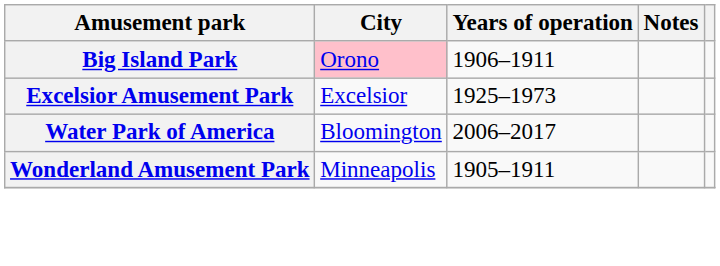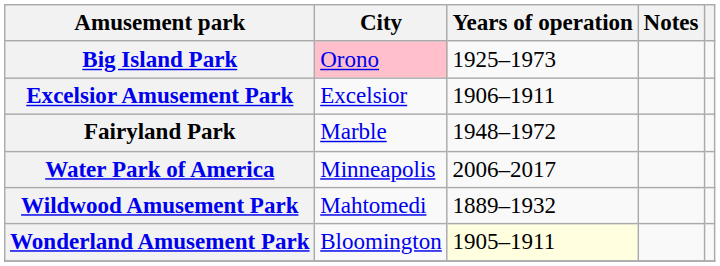(504, 59) 1906–1911 -> (504, 59) 1925–1973
(504, 95) 1925–1973 -> (504, 95) 1906–1911
+ row: (160, 132)
(381, 132) Bloomington -> (378, 168) Minneapolis
+ row: (160, 205)
(378, 168) Minneapolis -> (381, 242) Bloomington
(504, 168) no background -> (504, 242) lightyellow background
